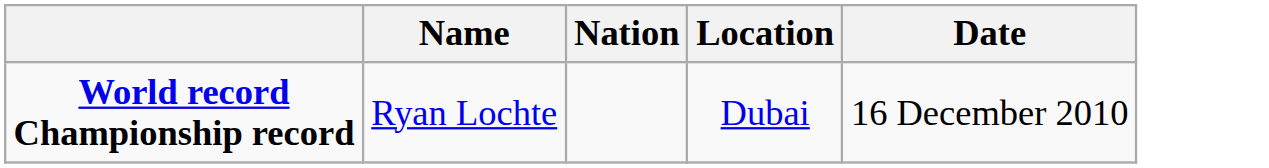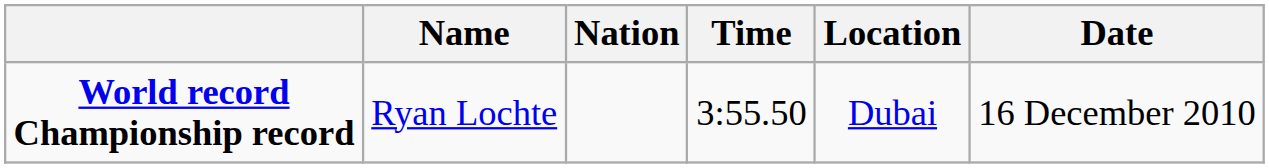+ column: (752, 33)
